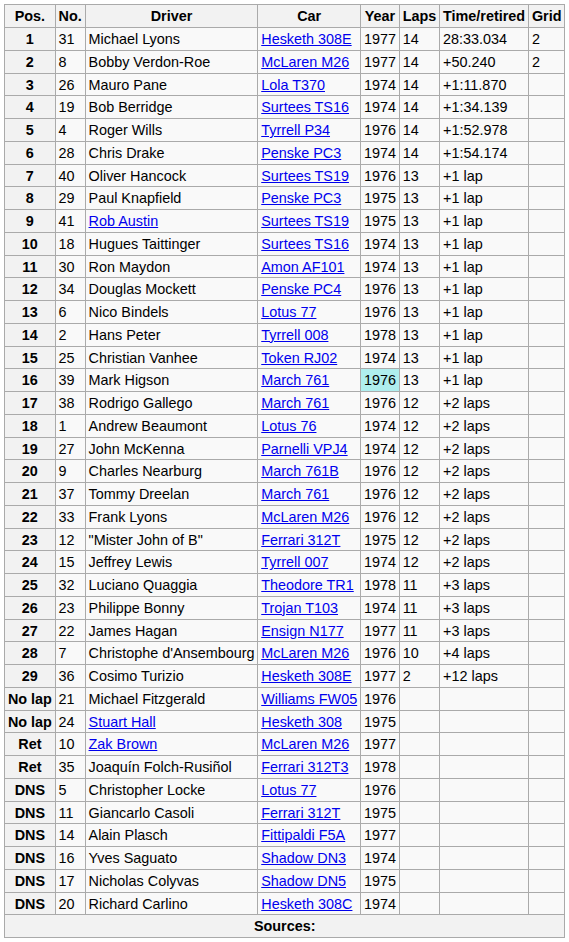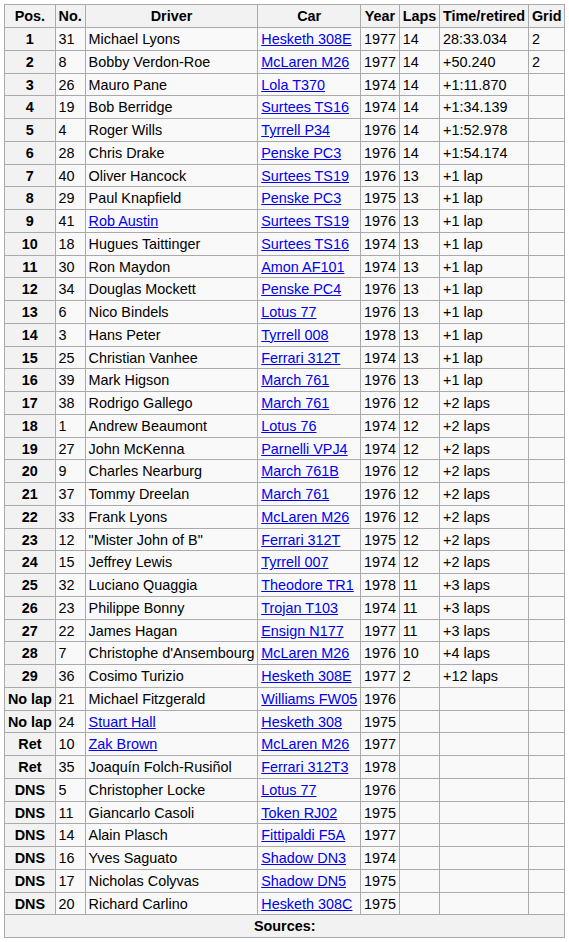(380, 153) 1974 -> (380, 153) 1976
(380, 221) 1975 -> (380, 221) 1976
(63, 335) 2 -> (63, 335) 3
(299, 358) Token RJ02 -> (301, 358) Ferrari 312T
(380, 380) paleturquoise background -> (380, 380) no background
(301, 813) Ferrari 312T -> (299, 813) Token RJ02
(380, 904) 1974 -> (380, 904) 1975
